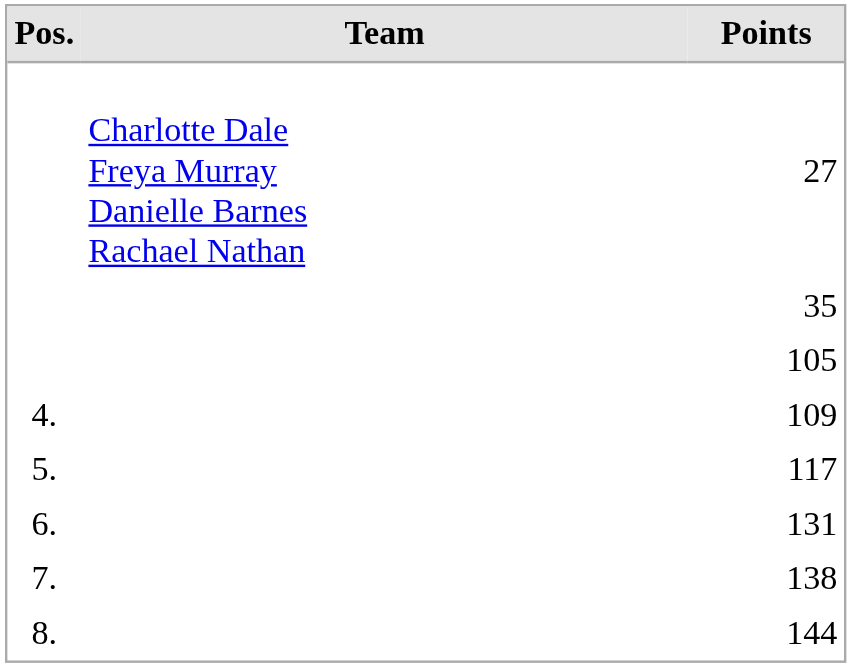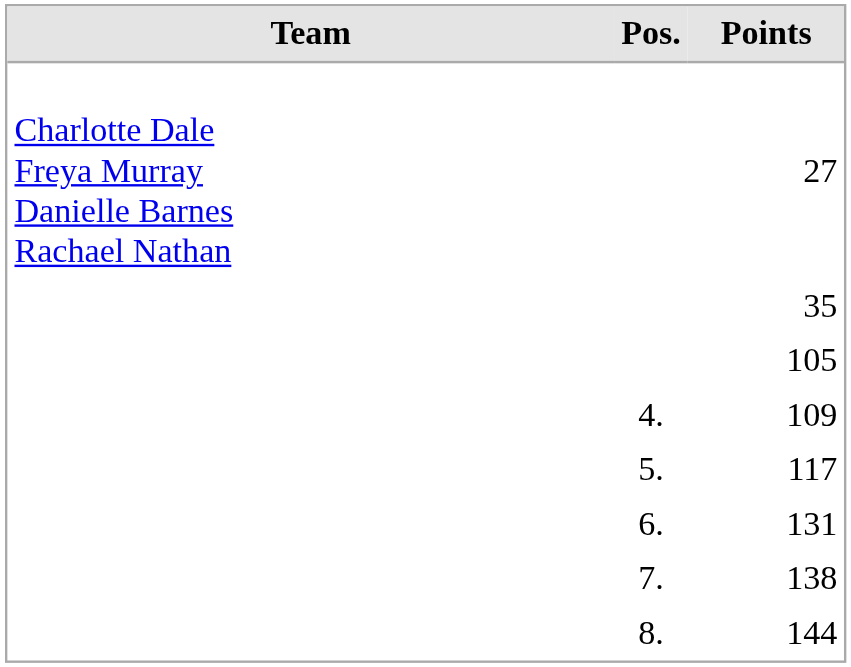columns swapped: (44, 32) <-> (385, 32)
